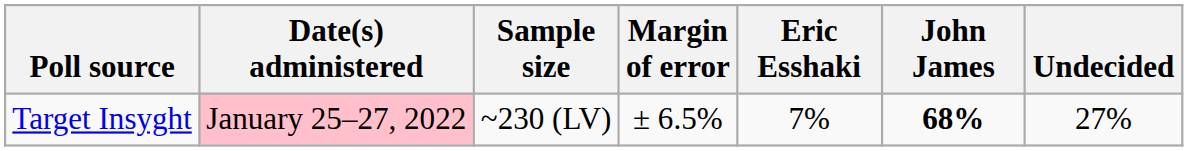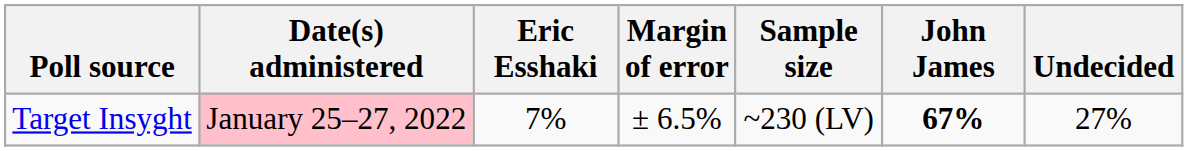columns swapped: (546, 48) <-> (809, 48)
(953, 118) 68% -> (953, 118) 67%
